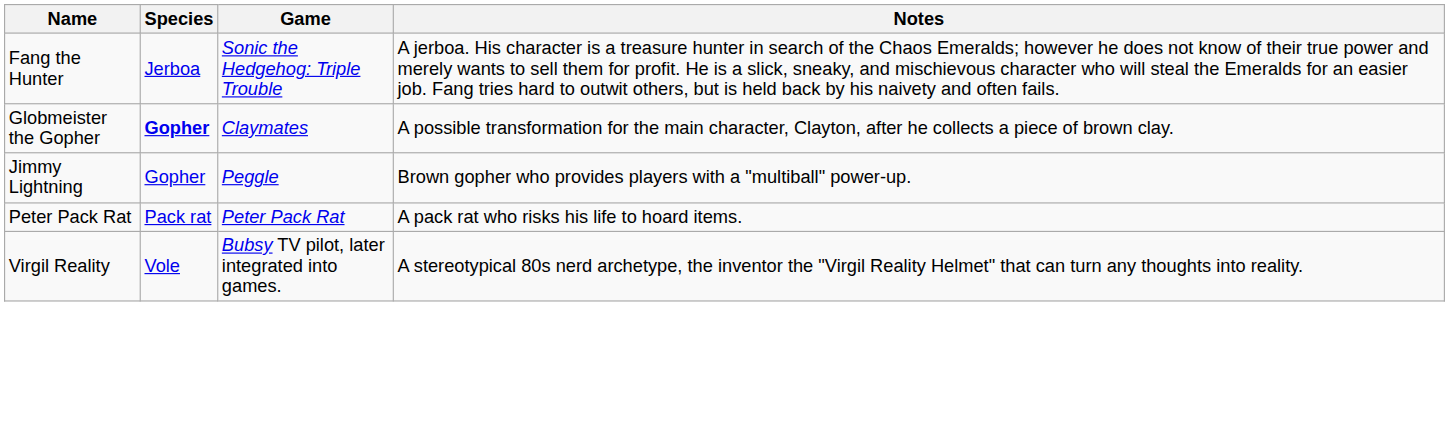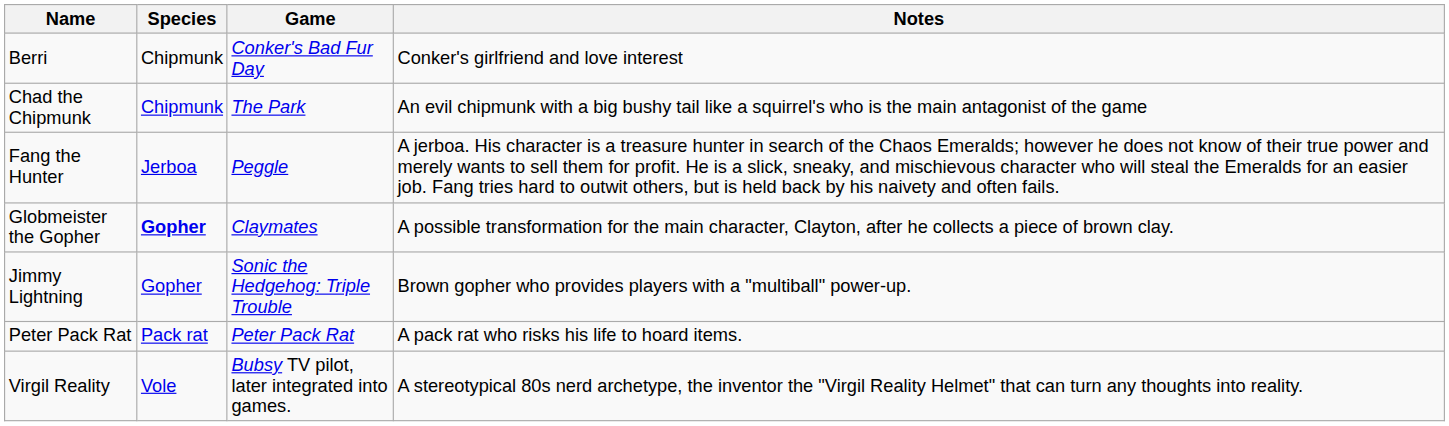+ row: (28, 58)
+ row: (50, 107)
(291, 68) Sonic the Hedgehog: Triple Trouble -> (260, 167) Peggle
(250, 177) Peggle -> (301, 286) Sonic the Hedgehog: Triple Trouble
